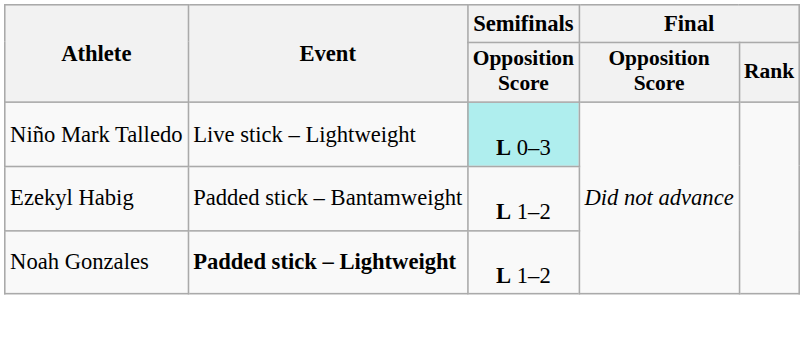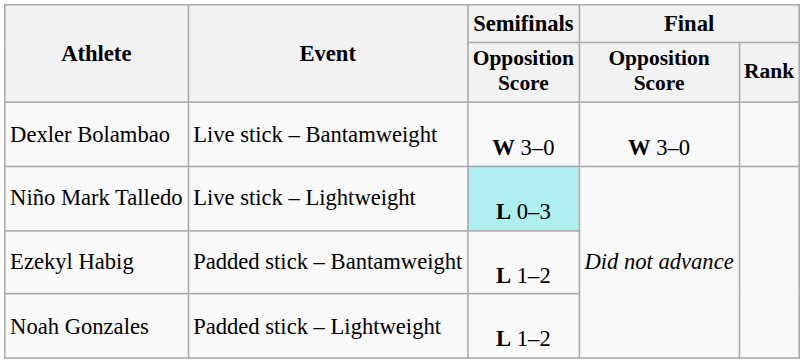+ row: (90, 134)
(325, 262) bold -> (317, 326) normal
